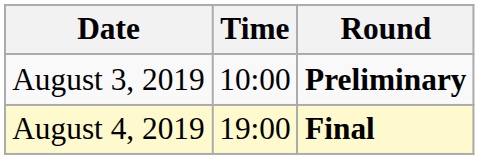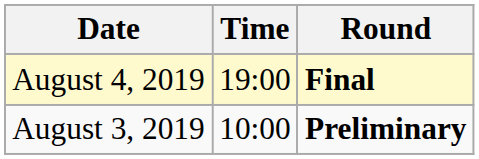rows swapped: (108, 79) <-> (108, 128)
